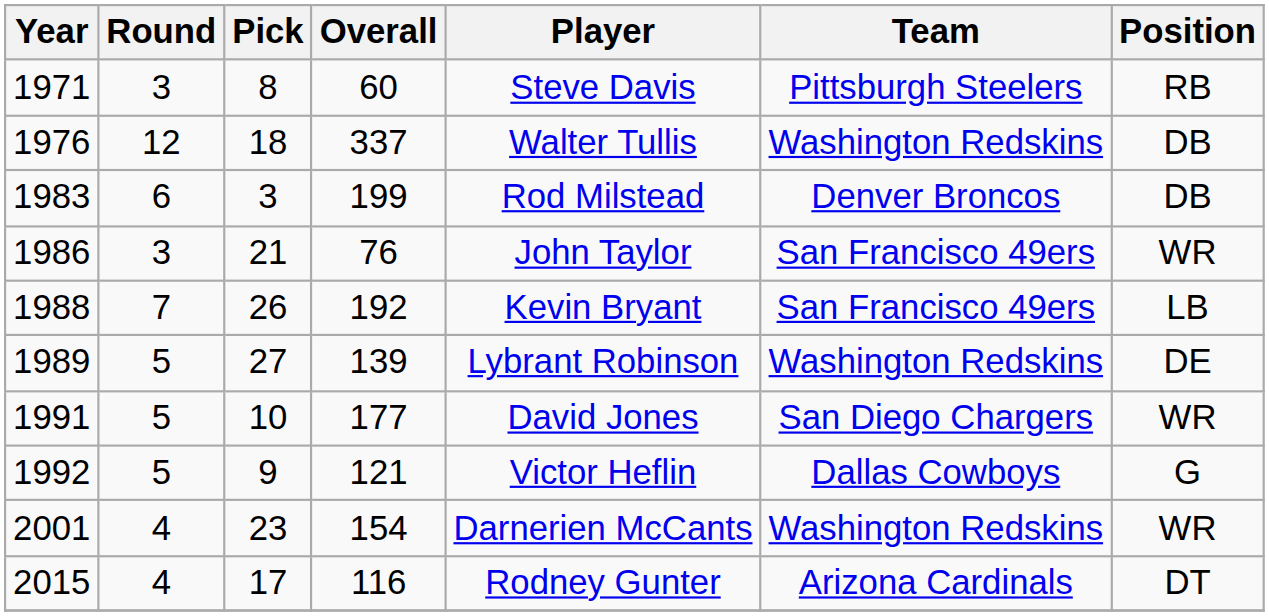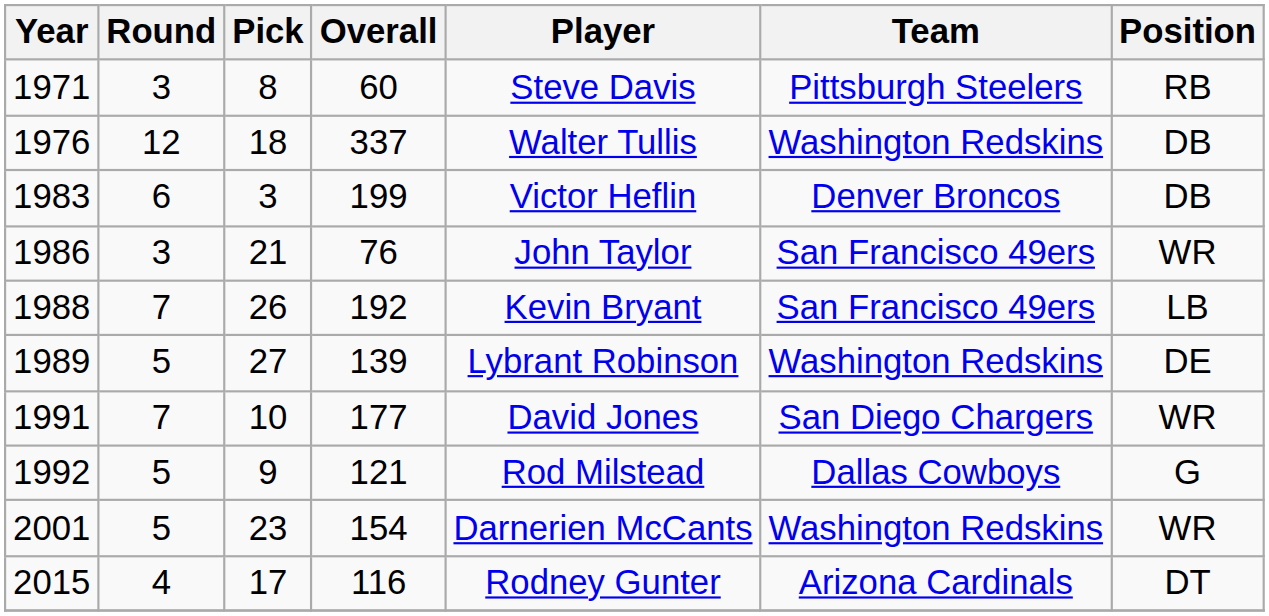(603, 197) Rod Milstead -> (603, 197) Victor Heflin
(161, 417) 5 -> (161, 417) 7
(603, 472) Victor Heflin -> (603, 472) Rod Milstead
(161, 527) 4 -> (161, 527) 5
